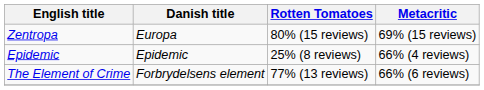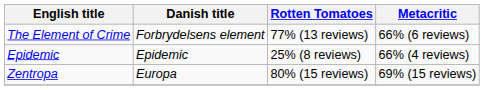rows swapped: (69, 74) <-> (33, 34)
